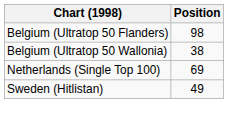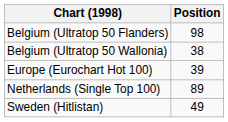+ row: (80, 70)
(197, 70) 69 -> (197, 88) 89
